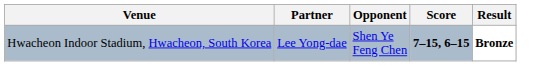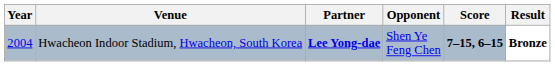+ column: (20, 15)
(312, 43) normal -> (344, 43) bold
